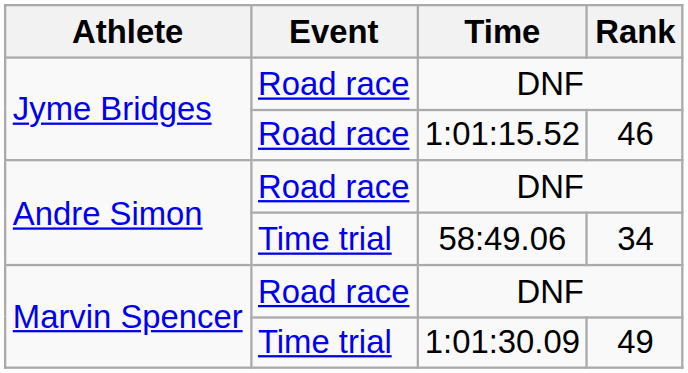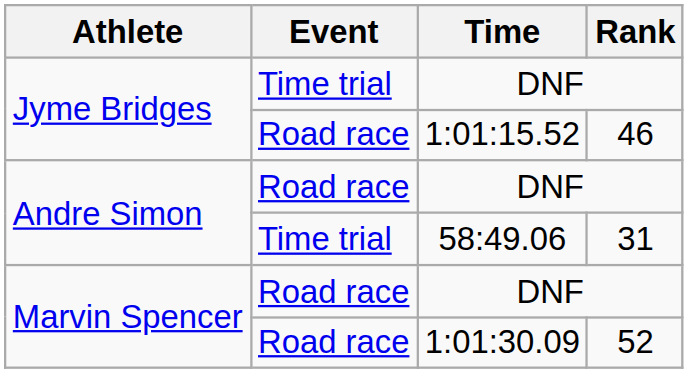(334, 83) Road race -> (325, 83) Time trial
(635, 239) 34 -> (635, 239) 31
(325, 343) Time trial -> (334, 343) Road race
(635, 343) 49 -> (635, 343) 52
